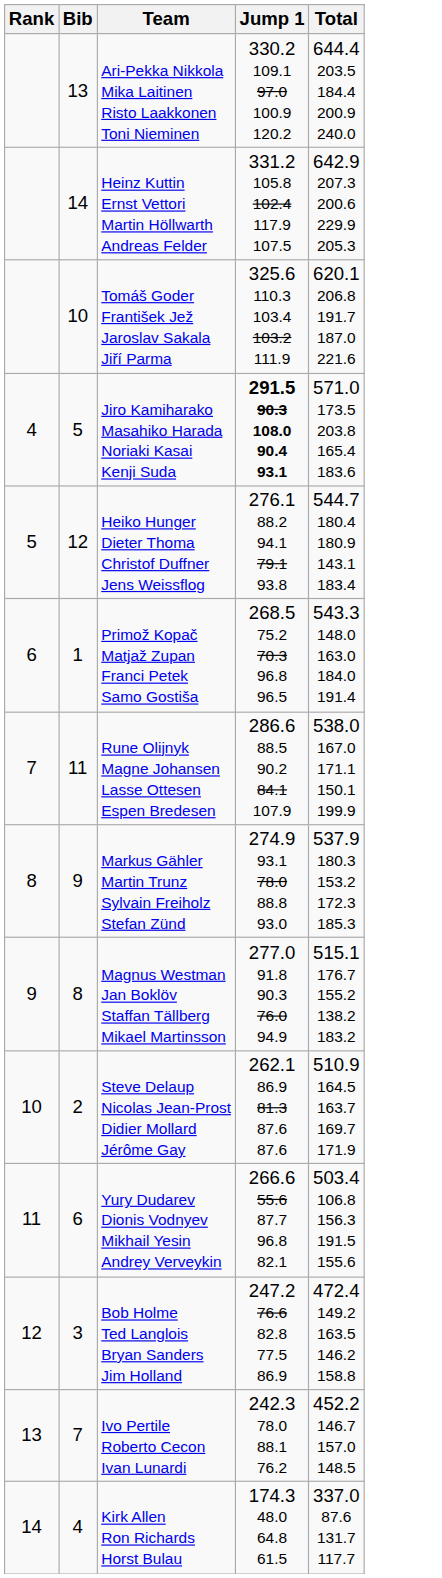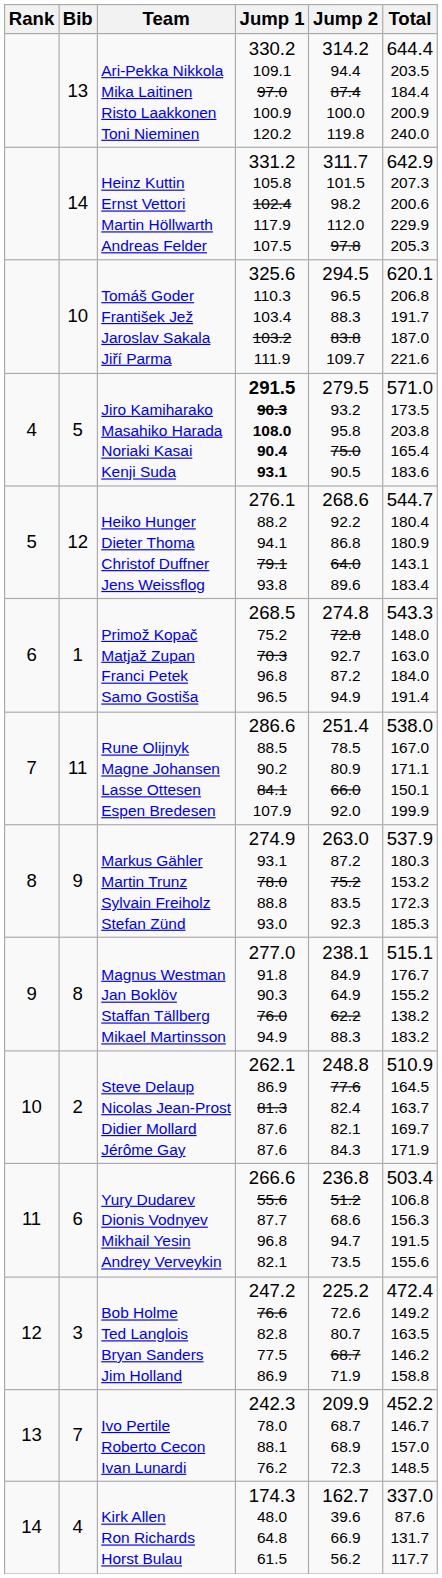+ column: (346, 19)
